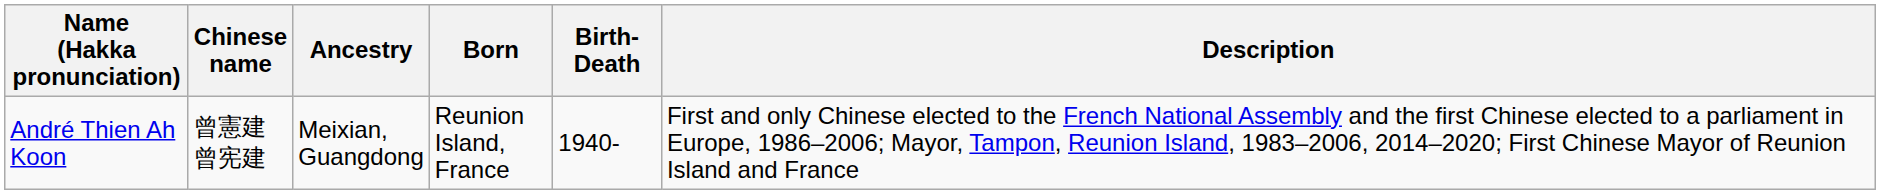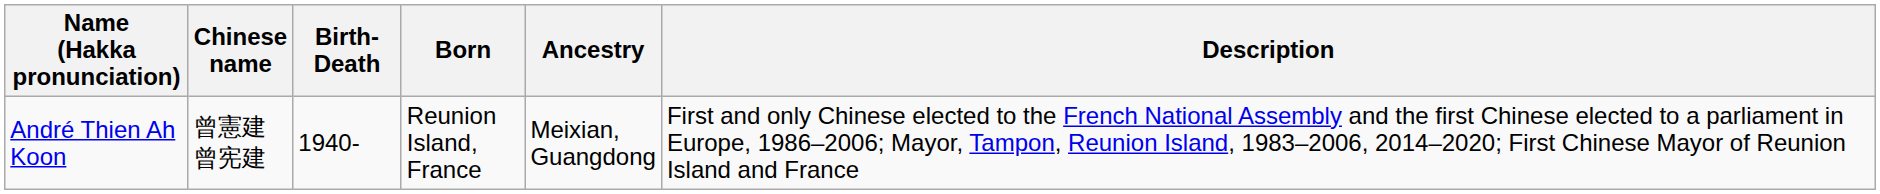columns swapped: (607, 50) <-> (361, 50)
